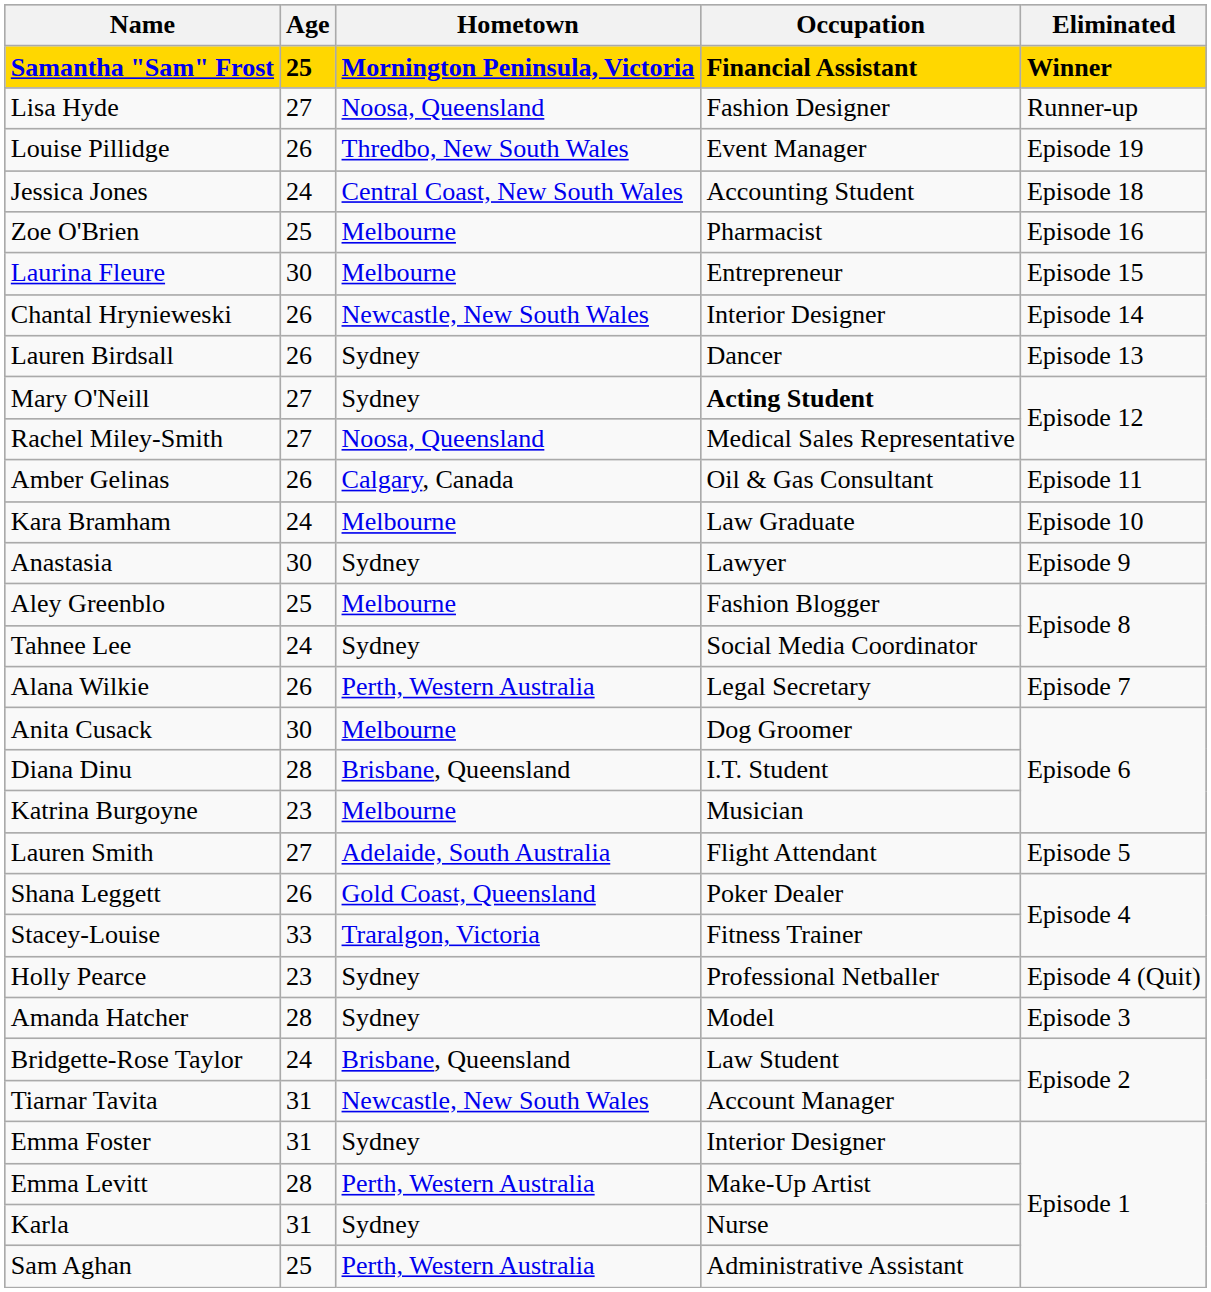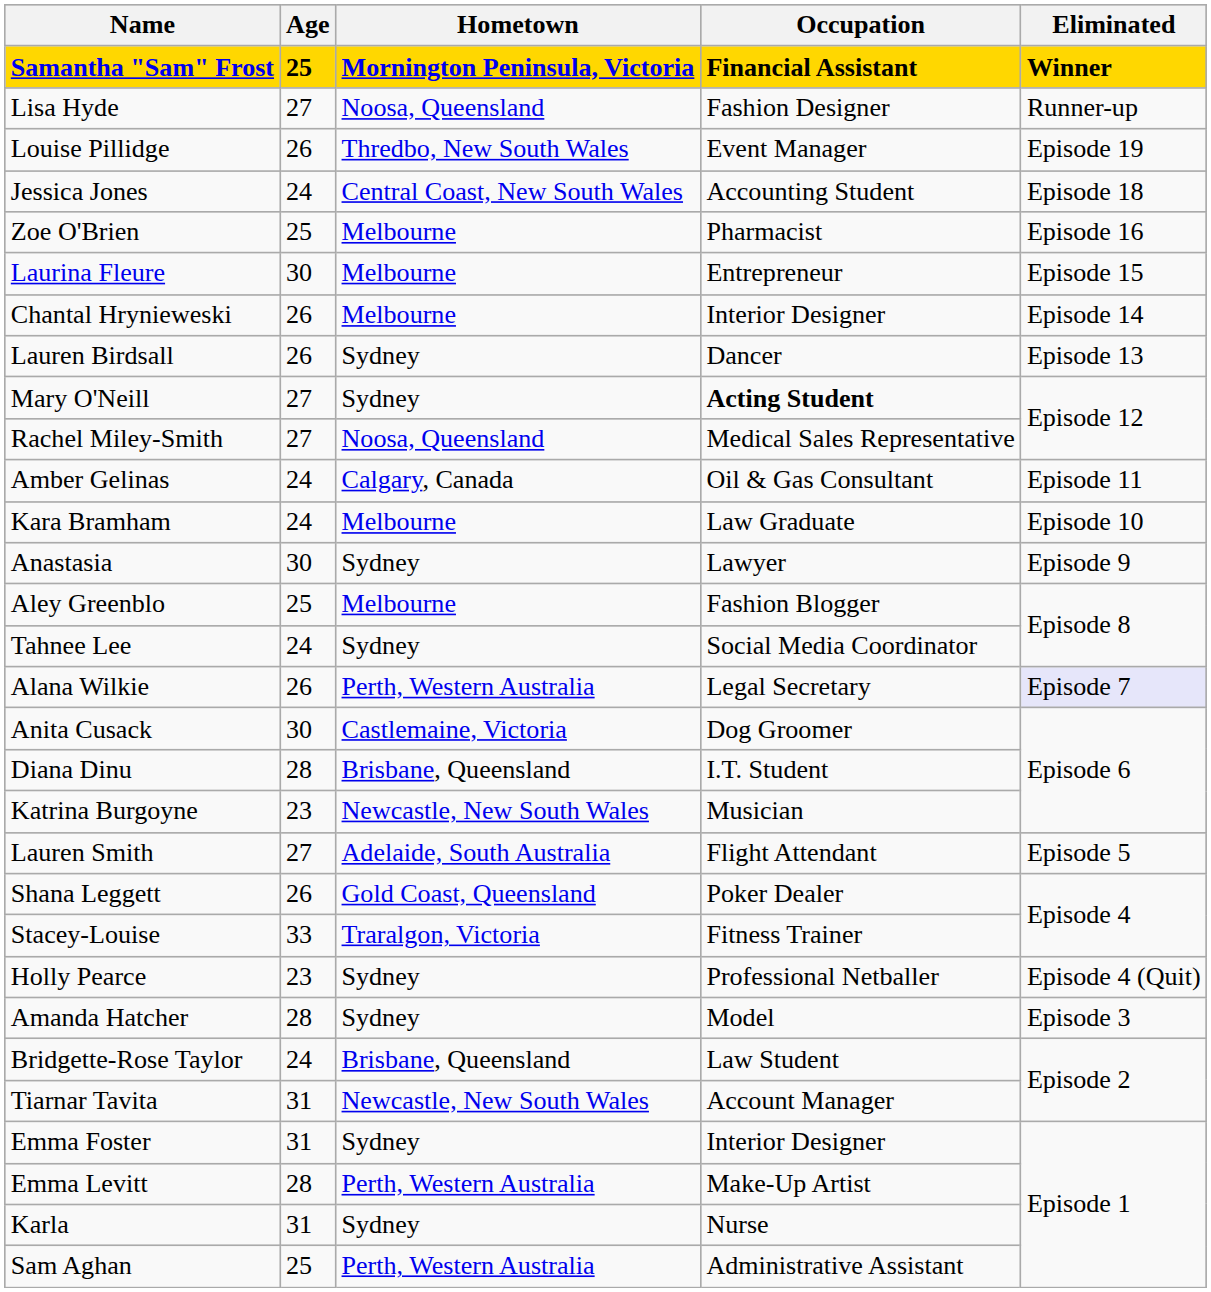(495, 314) Newcastle, New South Wales -> (399, 314) Melbourne
(299, 480) 26 -> (299, 480) 24
(1079, 686) no background -> (1079, 686) lavender background
(399, 728) Melbourne -> (454, 728) Castlemaine, Victoria
(399, 811) Melbourne -> (495, 811) Newcastle, New South Wales
